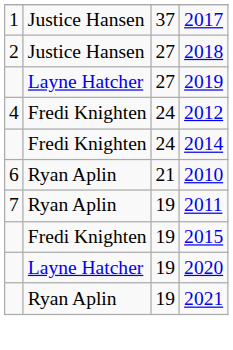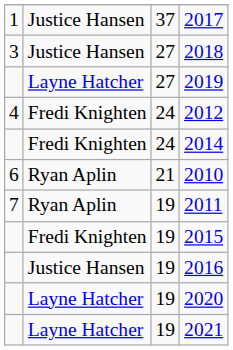(14, 50) 2 -> (14, 50) 3
+ row: (204, 267)
(72, 298) Ryan Aplin -> (86, 329) Layne Hatcher
